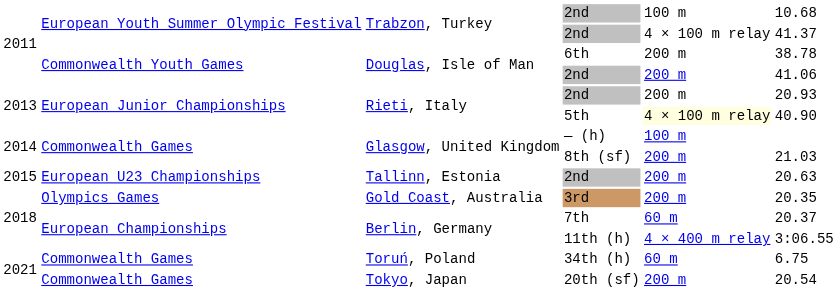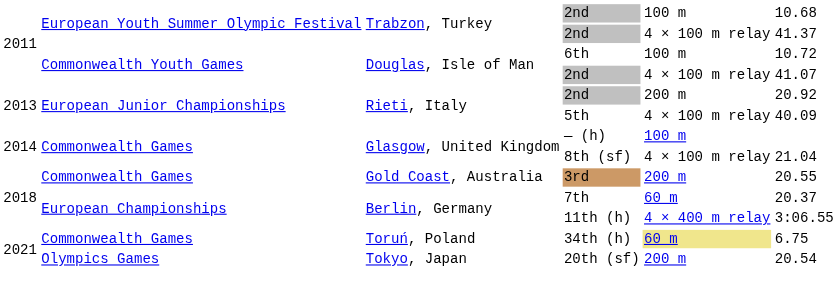(665, 54) 200 m -> (665, 54) 100 m
(796, 54) 38.78 -> (796, 54) 10.72
(665, 75) 200 m -> (707, 75) 4 × 100 m relay
(796, 75) 41.06 -> (796, 75) 41.07
(796, 95) 20.93 -> (796, 95) 20.92
(707, 116) lightyellow background -> (707, 116) no background
(796, 116) 40.90 -> (796, 116) 40.09
(665, 157) 200 m -> (707, 157) 4 × 100 m relay
(796, 157) 21.03 -> (796, 157) 21.04
- row: (433, 178)
(100, 198) Olympics Games -> (117, 178) Commonwealth Games
(796, 198) 20.35 -> (796, 178) 20.55
(661, 260) no background -> (661, 239) khaki background
(117, 280) Commonwealth Games -> (100, 260) Olympics Games
